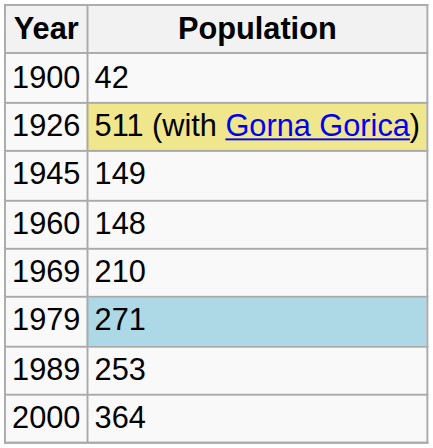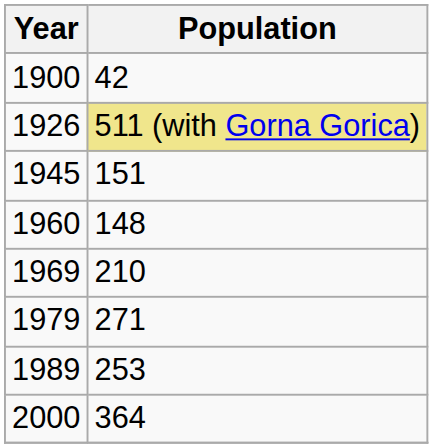(120, 175) 149 -> (120, 175) 151
(120, 321) lightblue background -> (120, 321) no background
